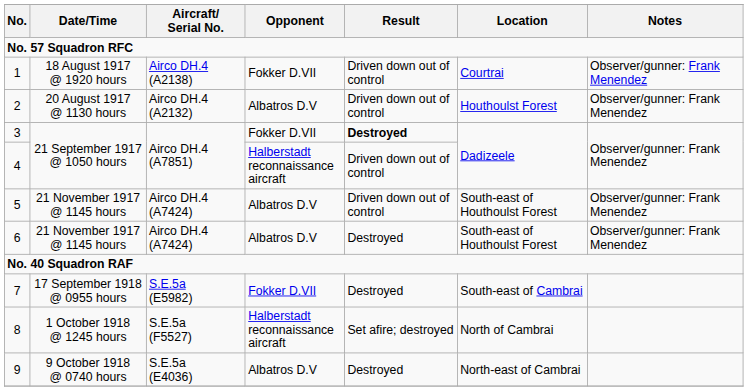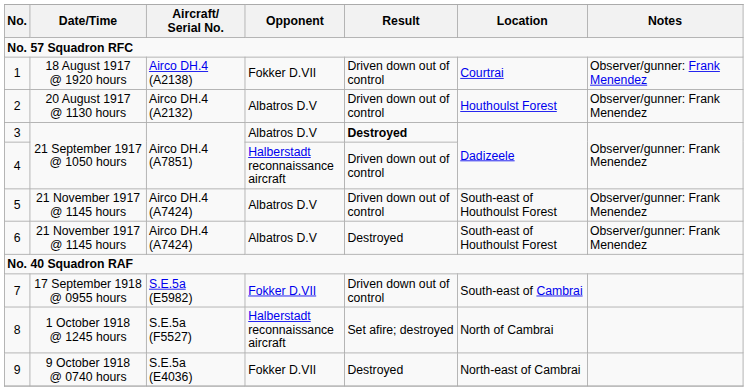(282, 133) Fokker D.VII -> (283, 133) Albatros D.V
(375, 291) Destroyed -> (398, 291) Driven down out of control
(283, 370) Albatros D.V -> (282, 370) Fokker D.VII
